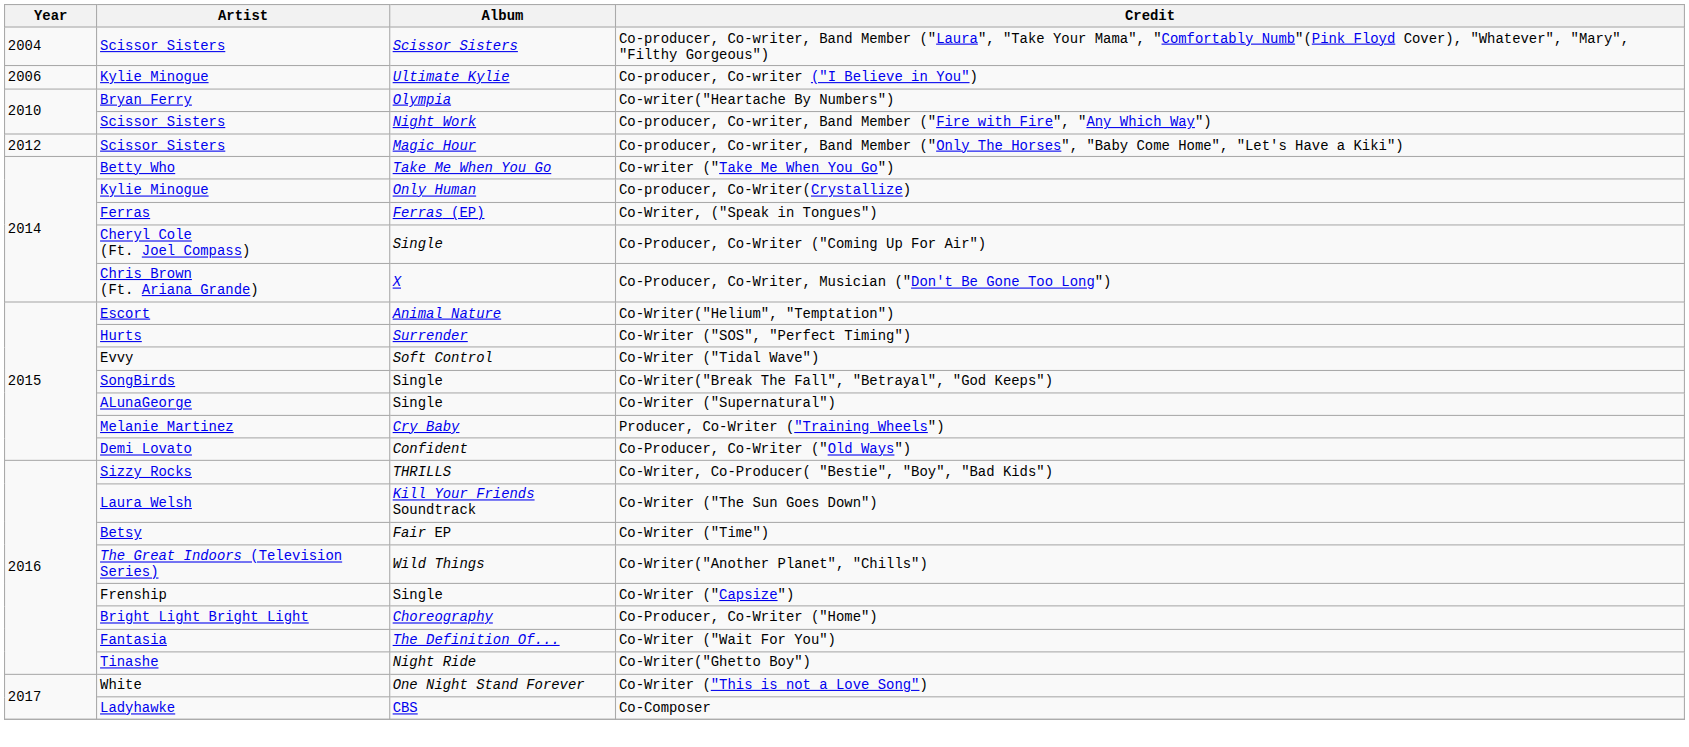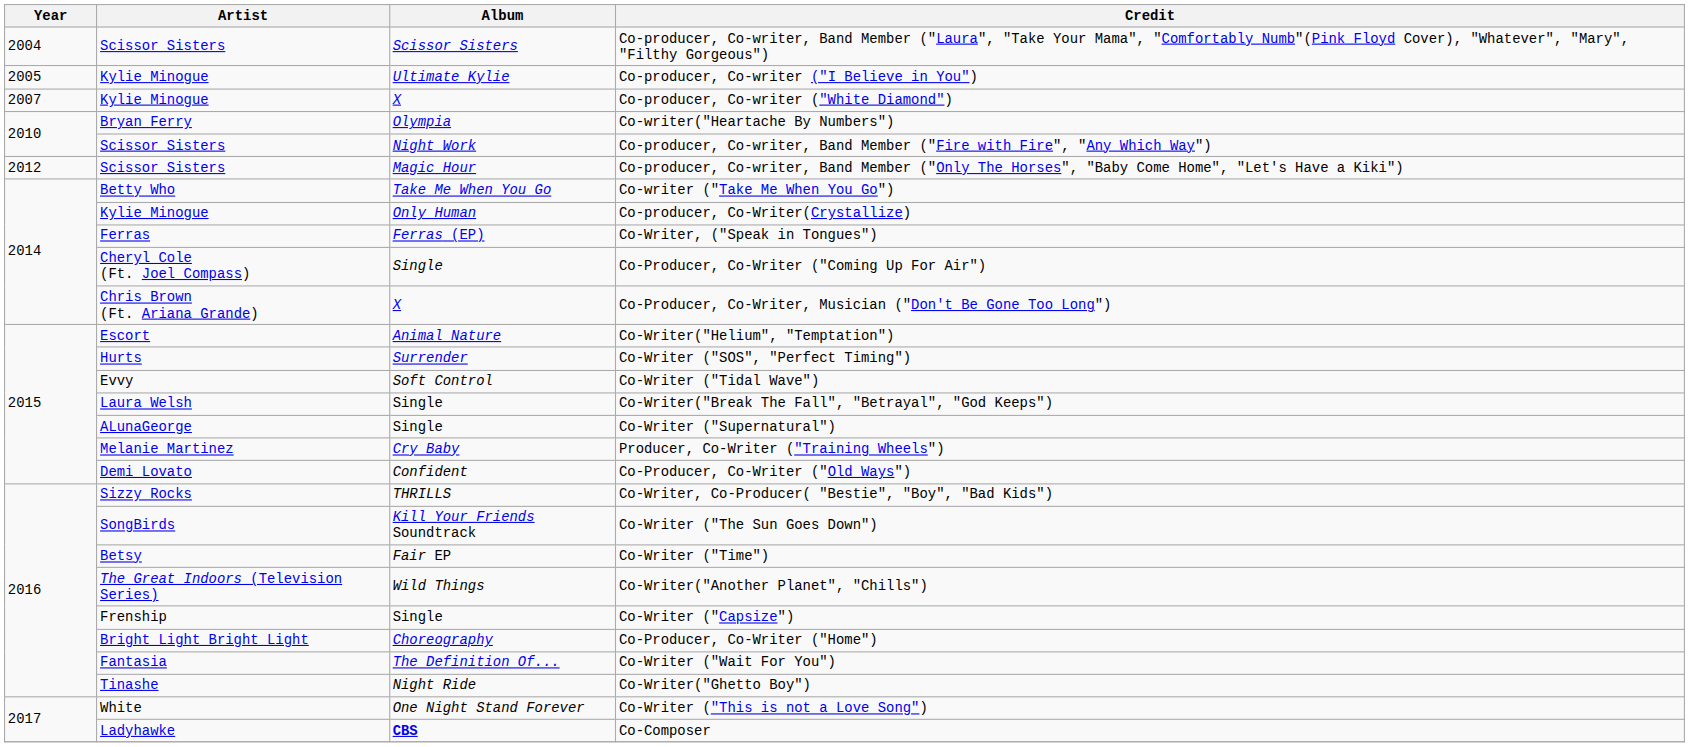(25, 77) 2006 -> (25, 77) 2005
+ row: (786, 100)
(138, 381) SongBirds -> (146, 404) Laura Welsh
(146, 503) Laura Welsh -> (138, 525) SongBirds
(405, 708) normal -> (405, 731) bold
